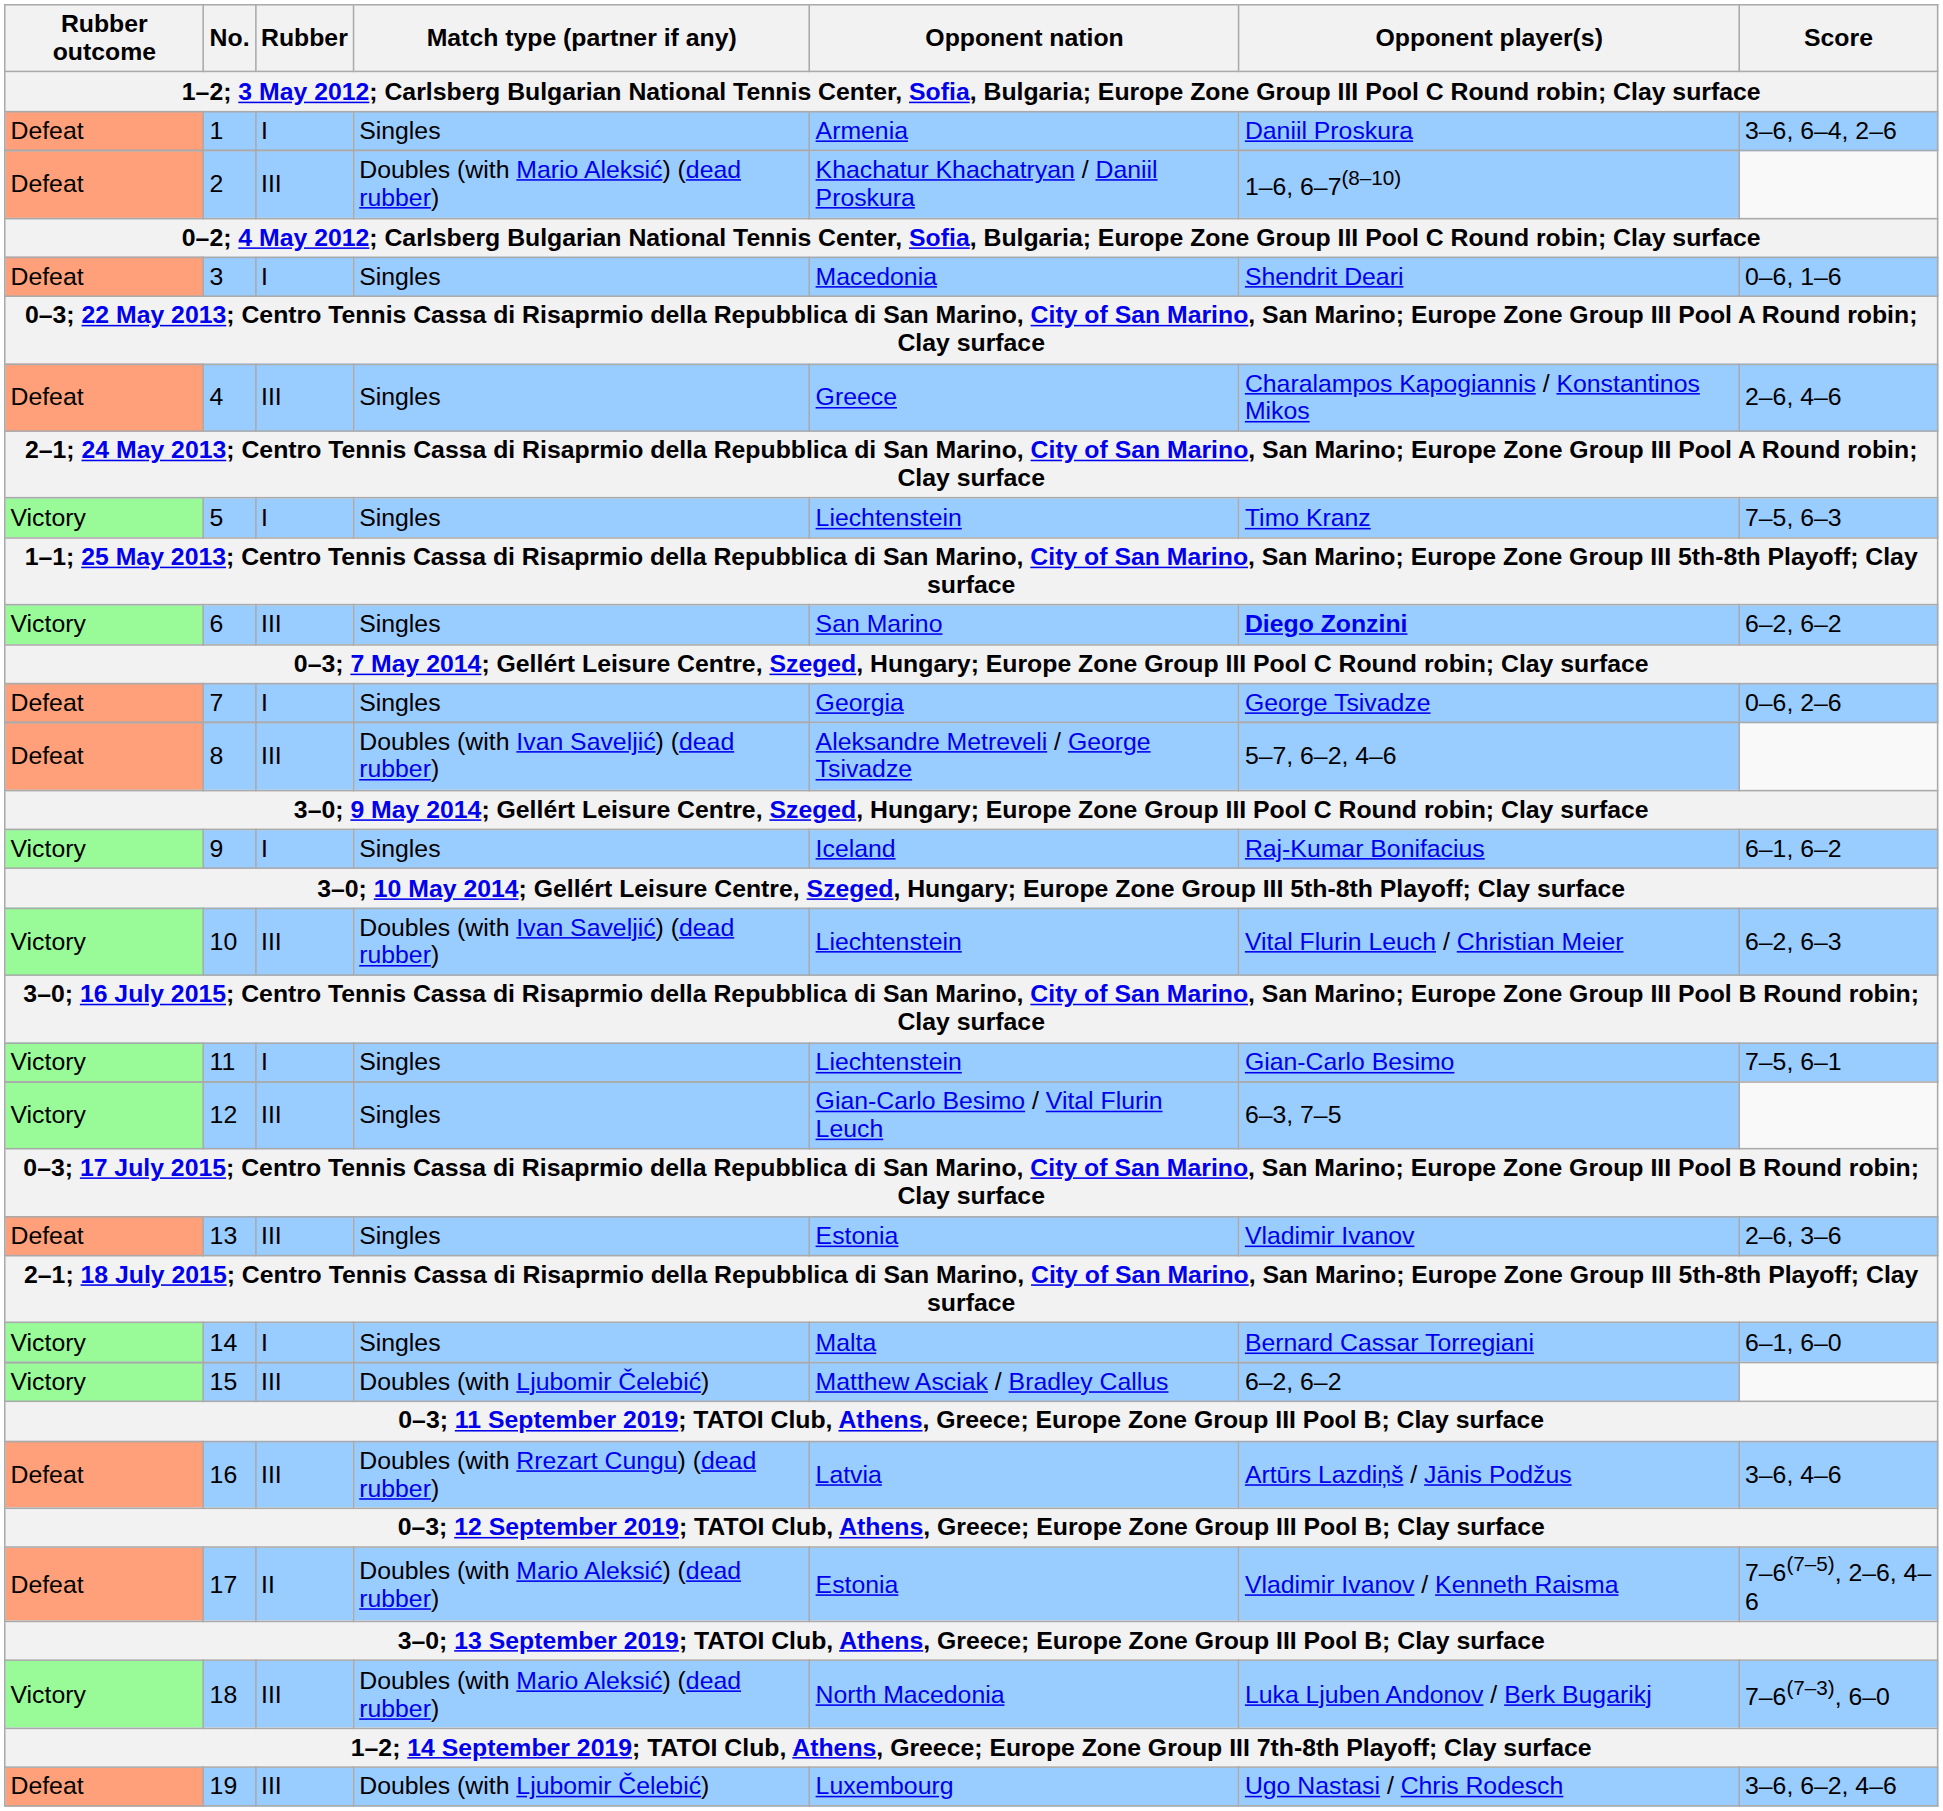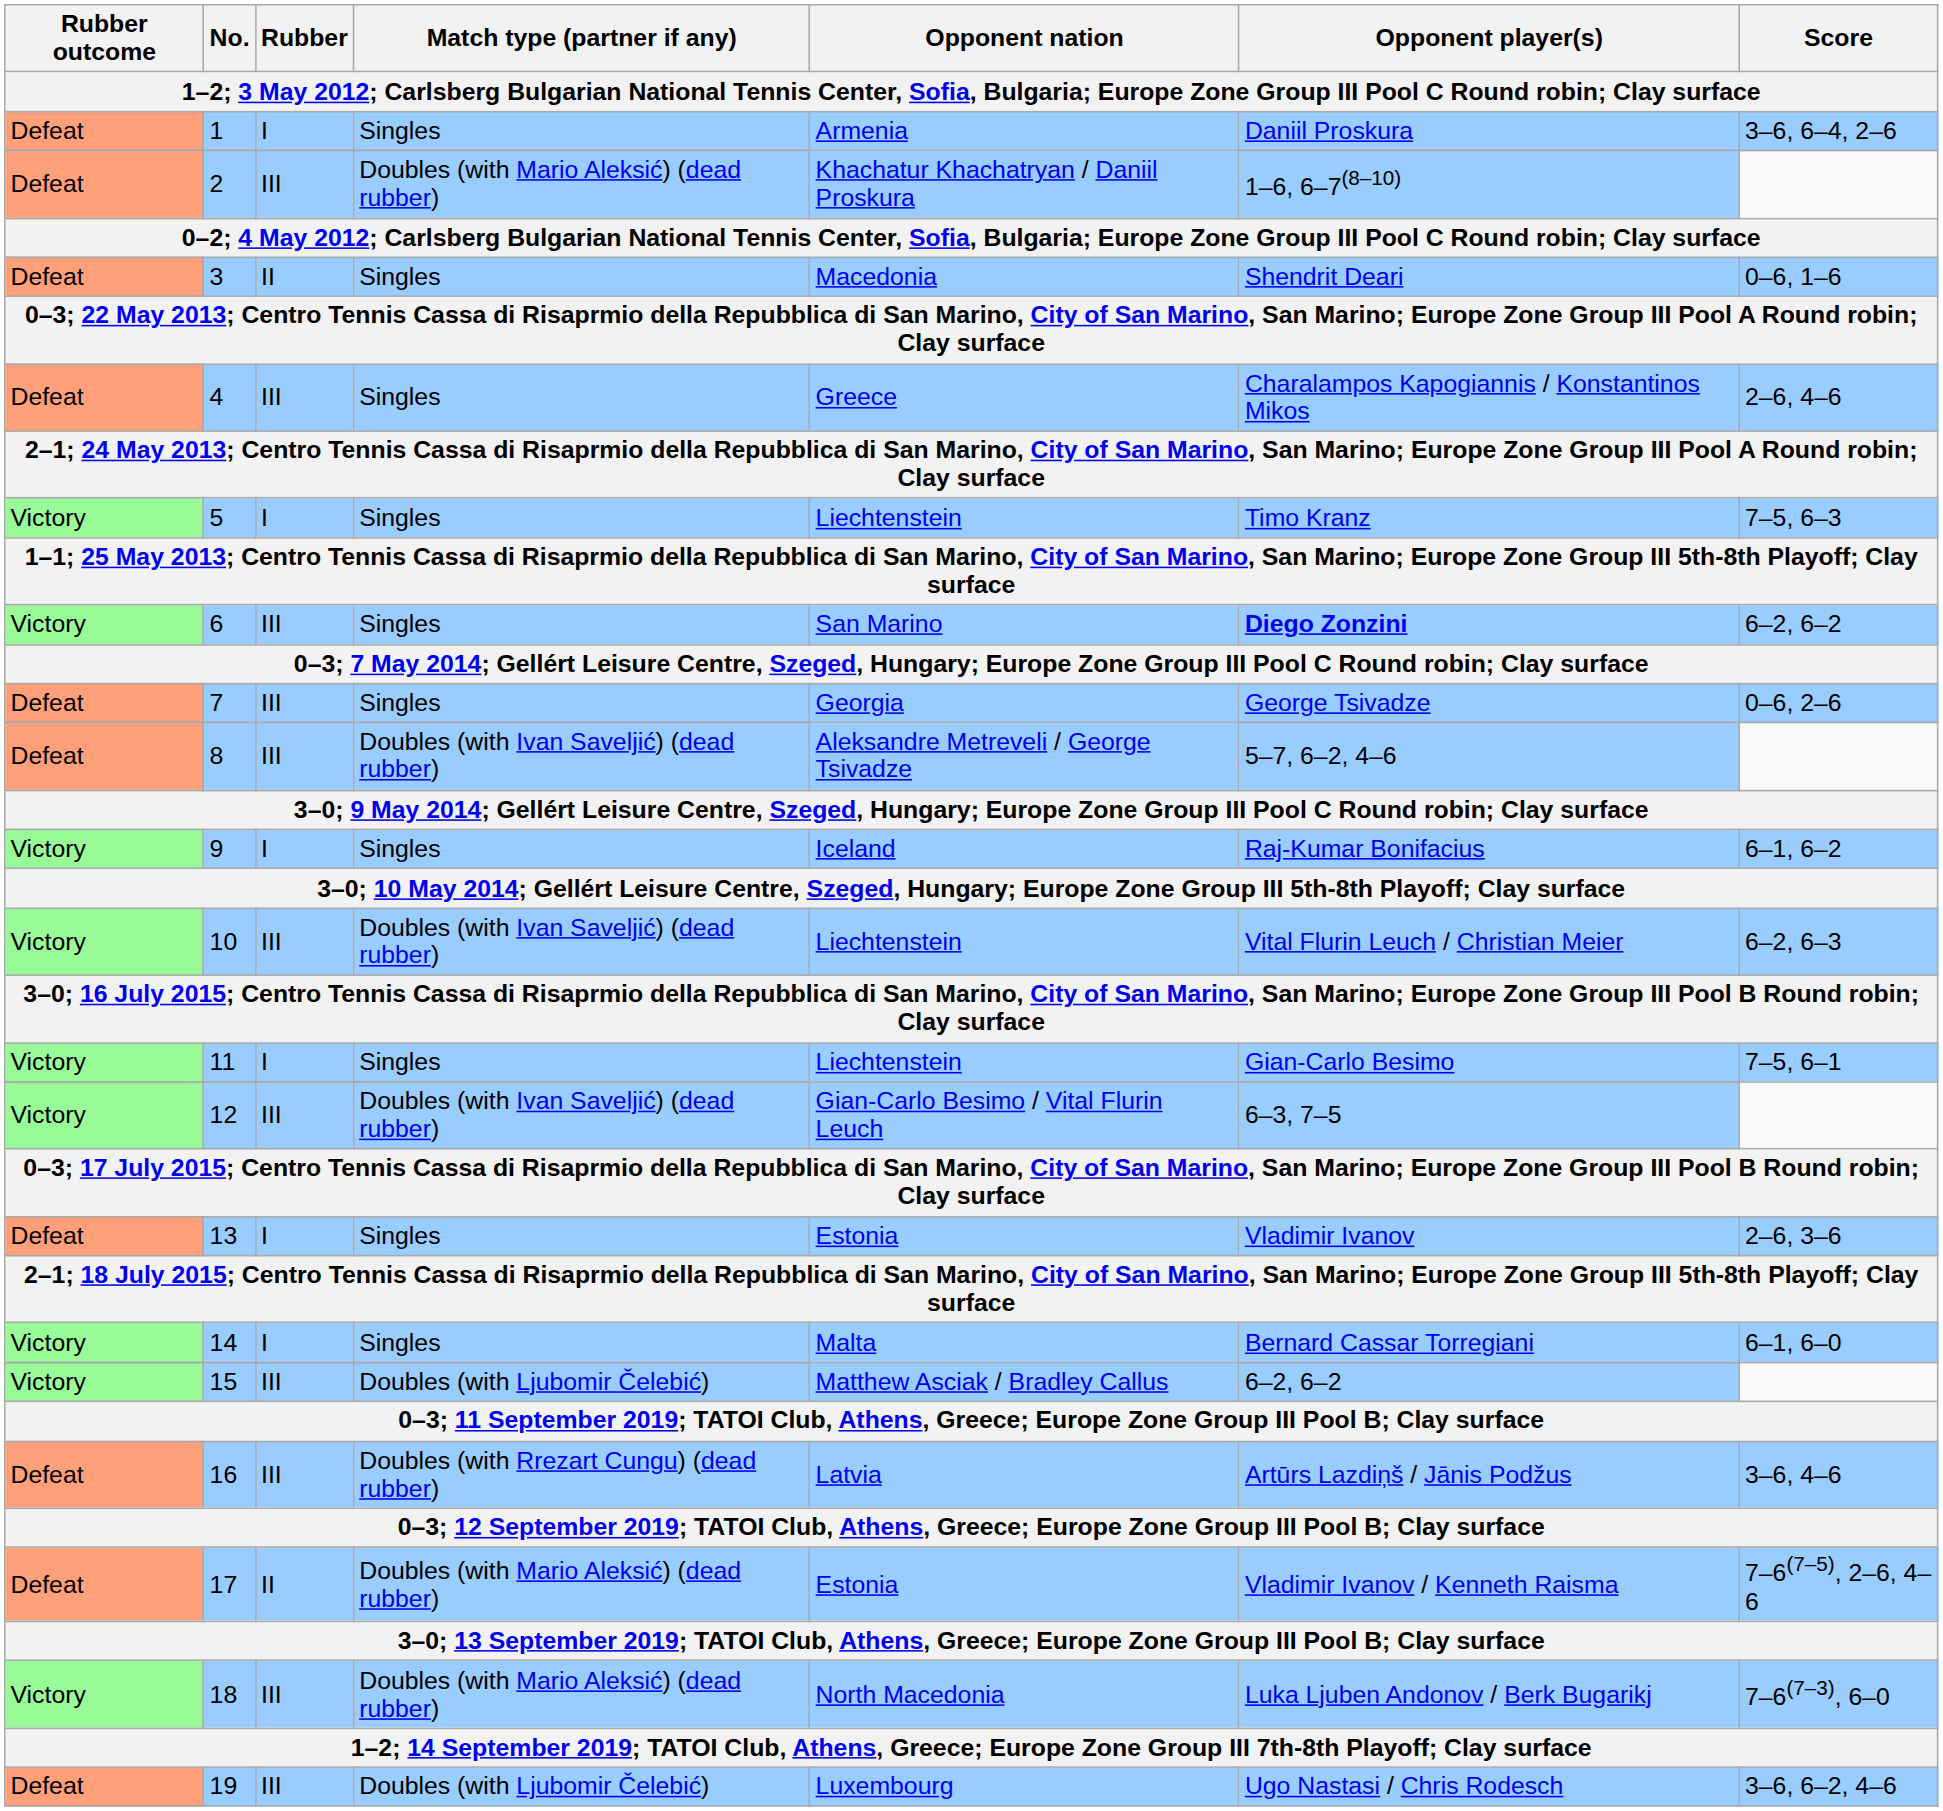(264, 276) I -> (268, 276) II
(264, 702) I -> (271, 702) III
(400, 1115) Singles -> (547, 1115) Doubles (with Ivan Saveljić) (dead rubber)
(271, 1235) III -> (264, 1235) I
